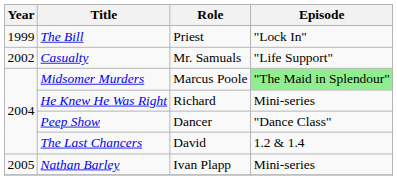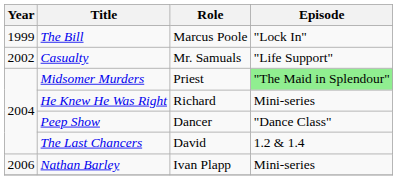(189, 36) Priest -> (210, 36) Marcus Poole
(210, 79) Marcus Poole -> (189, 79) Priest
(21, 164) 2005 -> (21, 164) 2006
